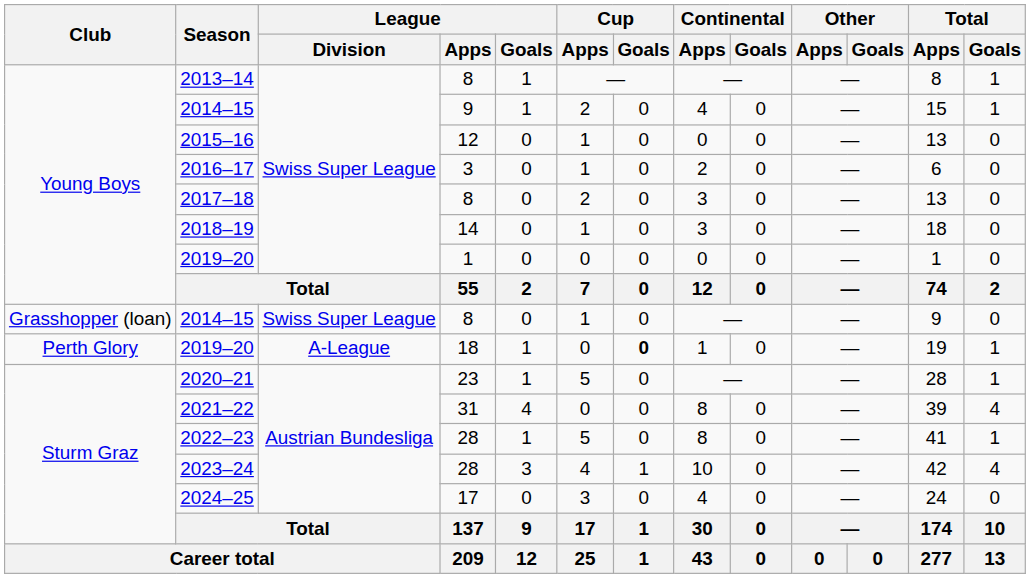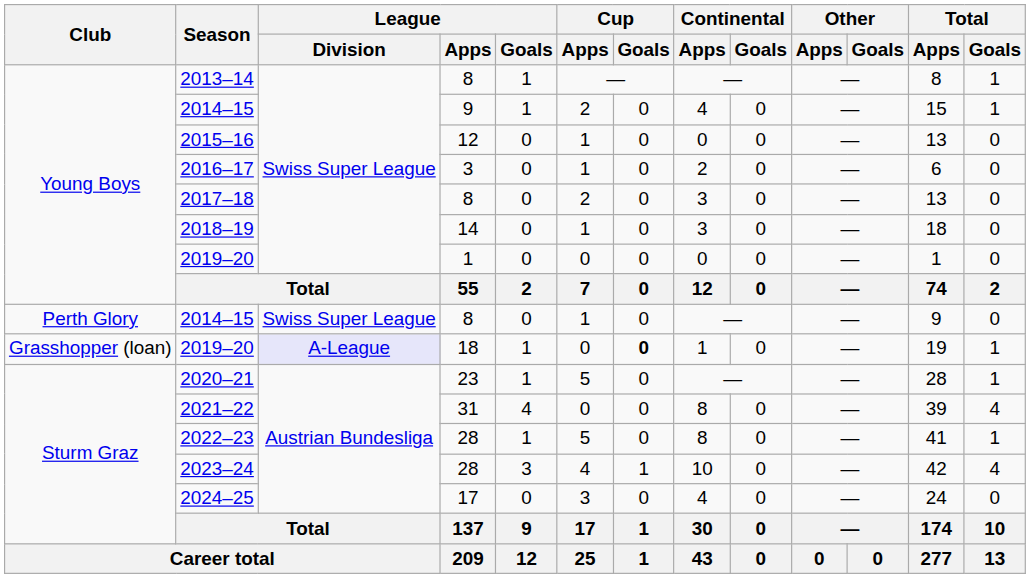(90, 318) Grasshopper (loan) -> (90, 318) Perth Glory
(90, 348) Perth Glory -> (90, 348) Grasshopper (loan)
(349, 348) no background -> (349, 348) lavender background
